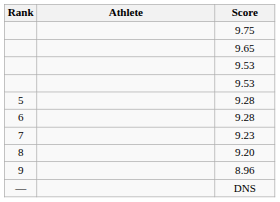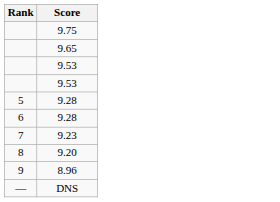- column: (126, 13)
